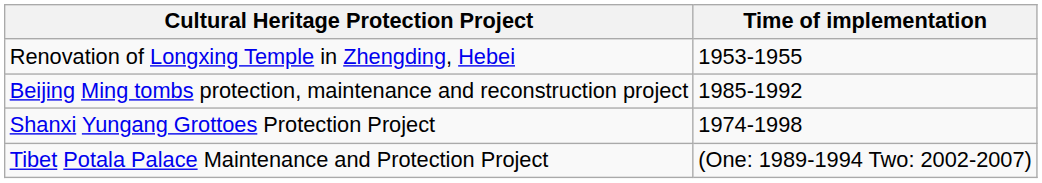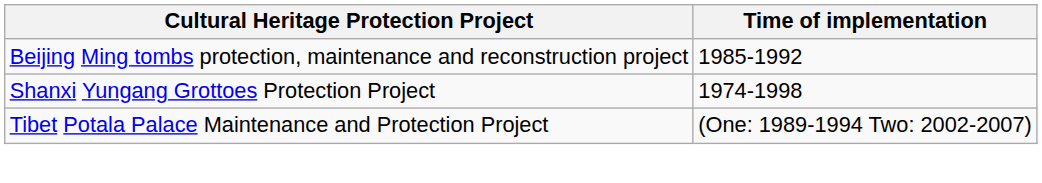- row: (262, 56)
